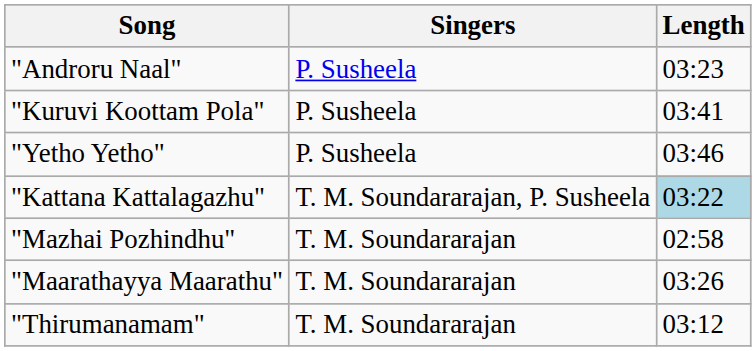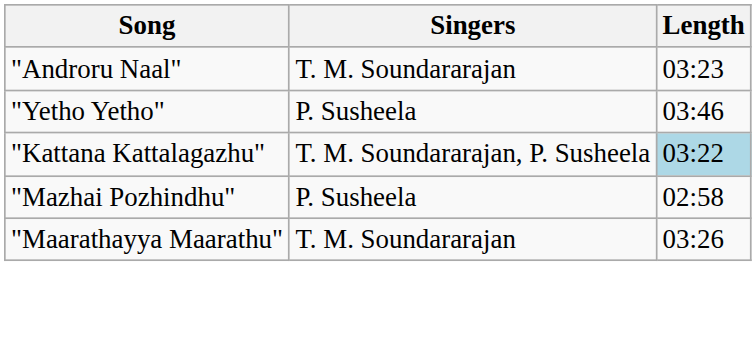(356, 68) P. Susheela -> (406, 68) T. M. Soundararajan
- row: (138, 111)
(406, 238) T. M. Soundararajan -> (356, 196) P. Susheela
- row: (108, 324)
